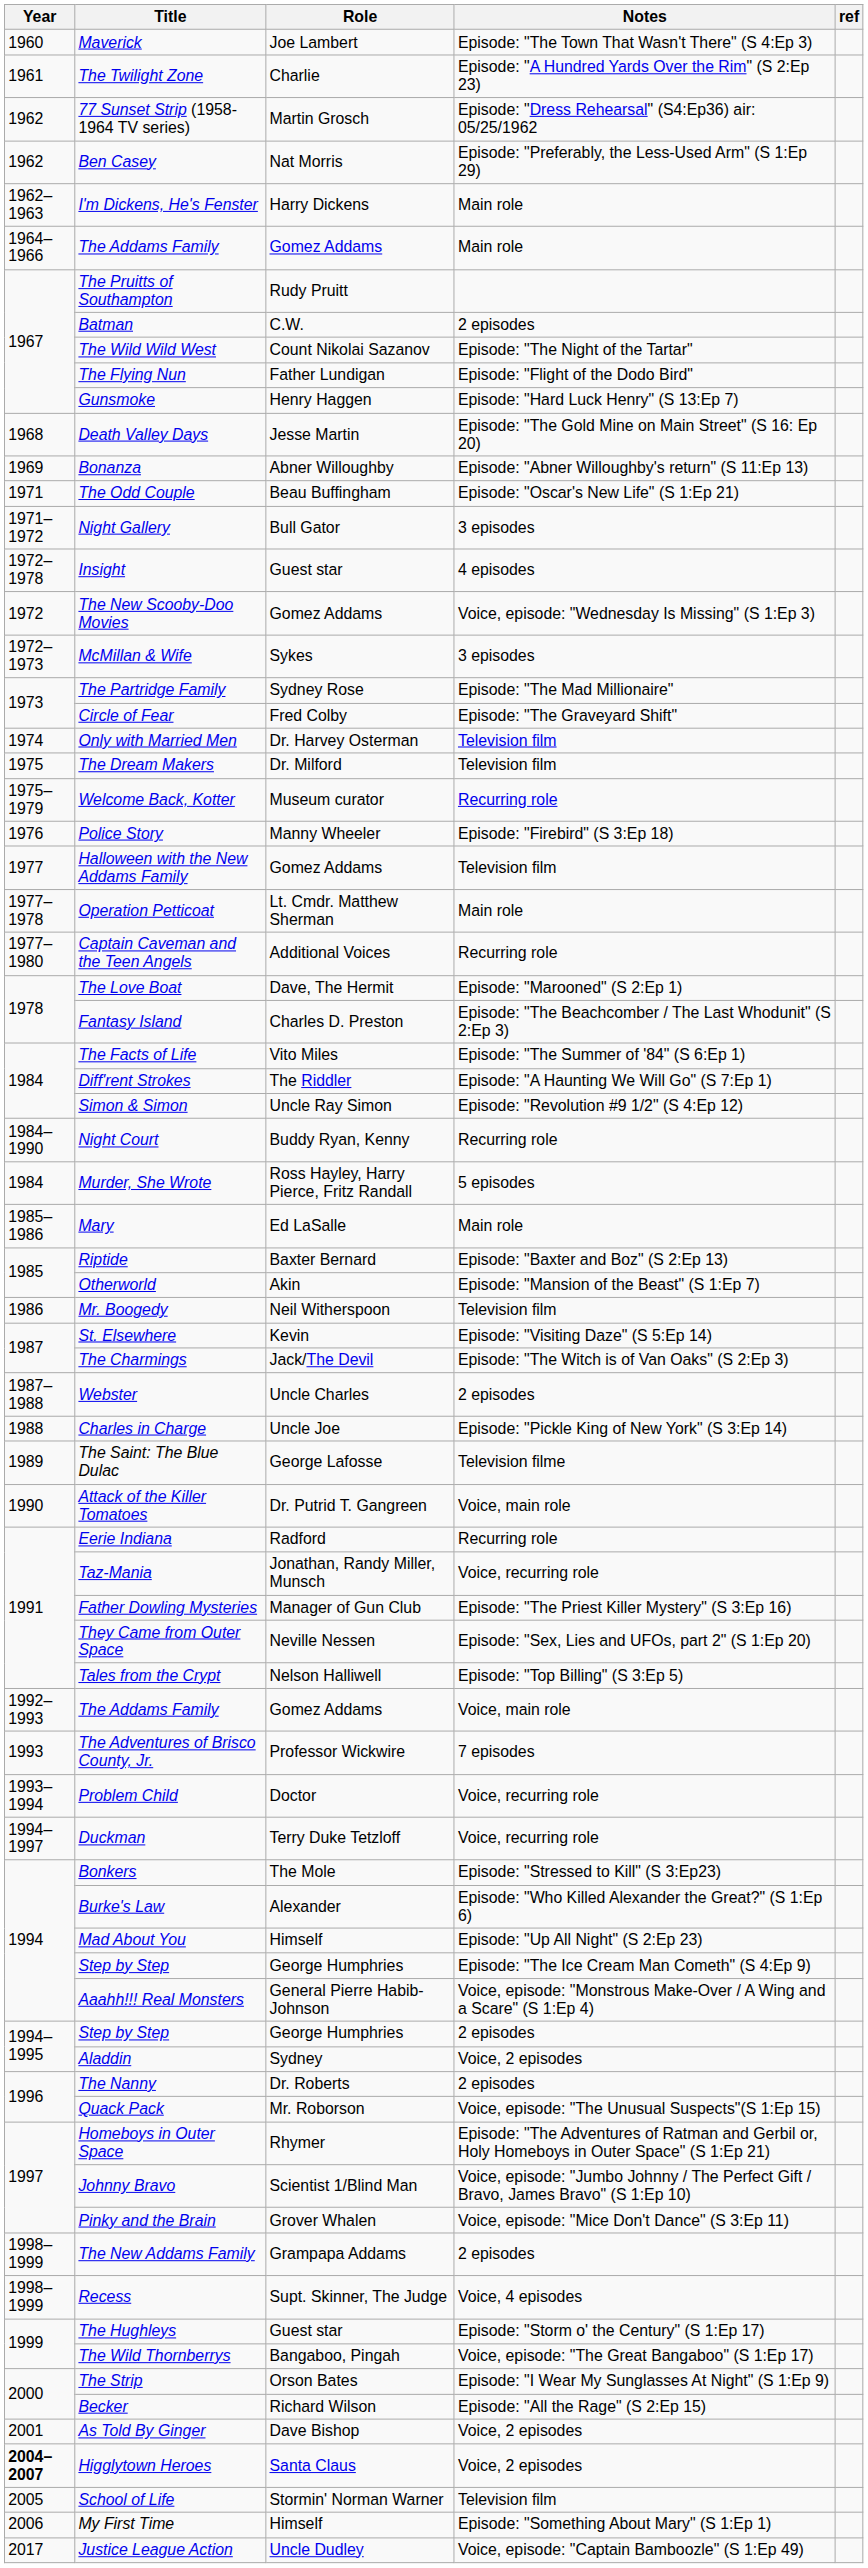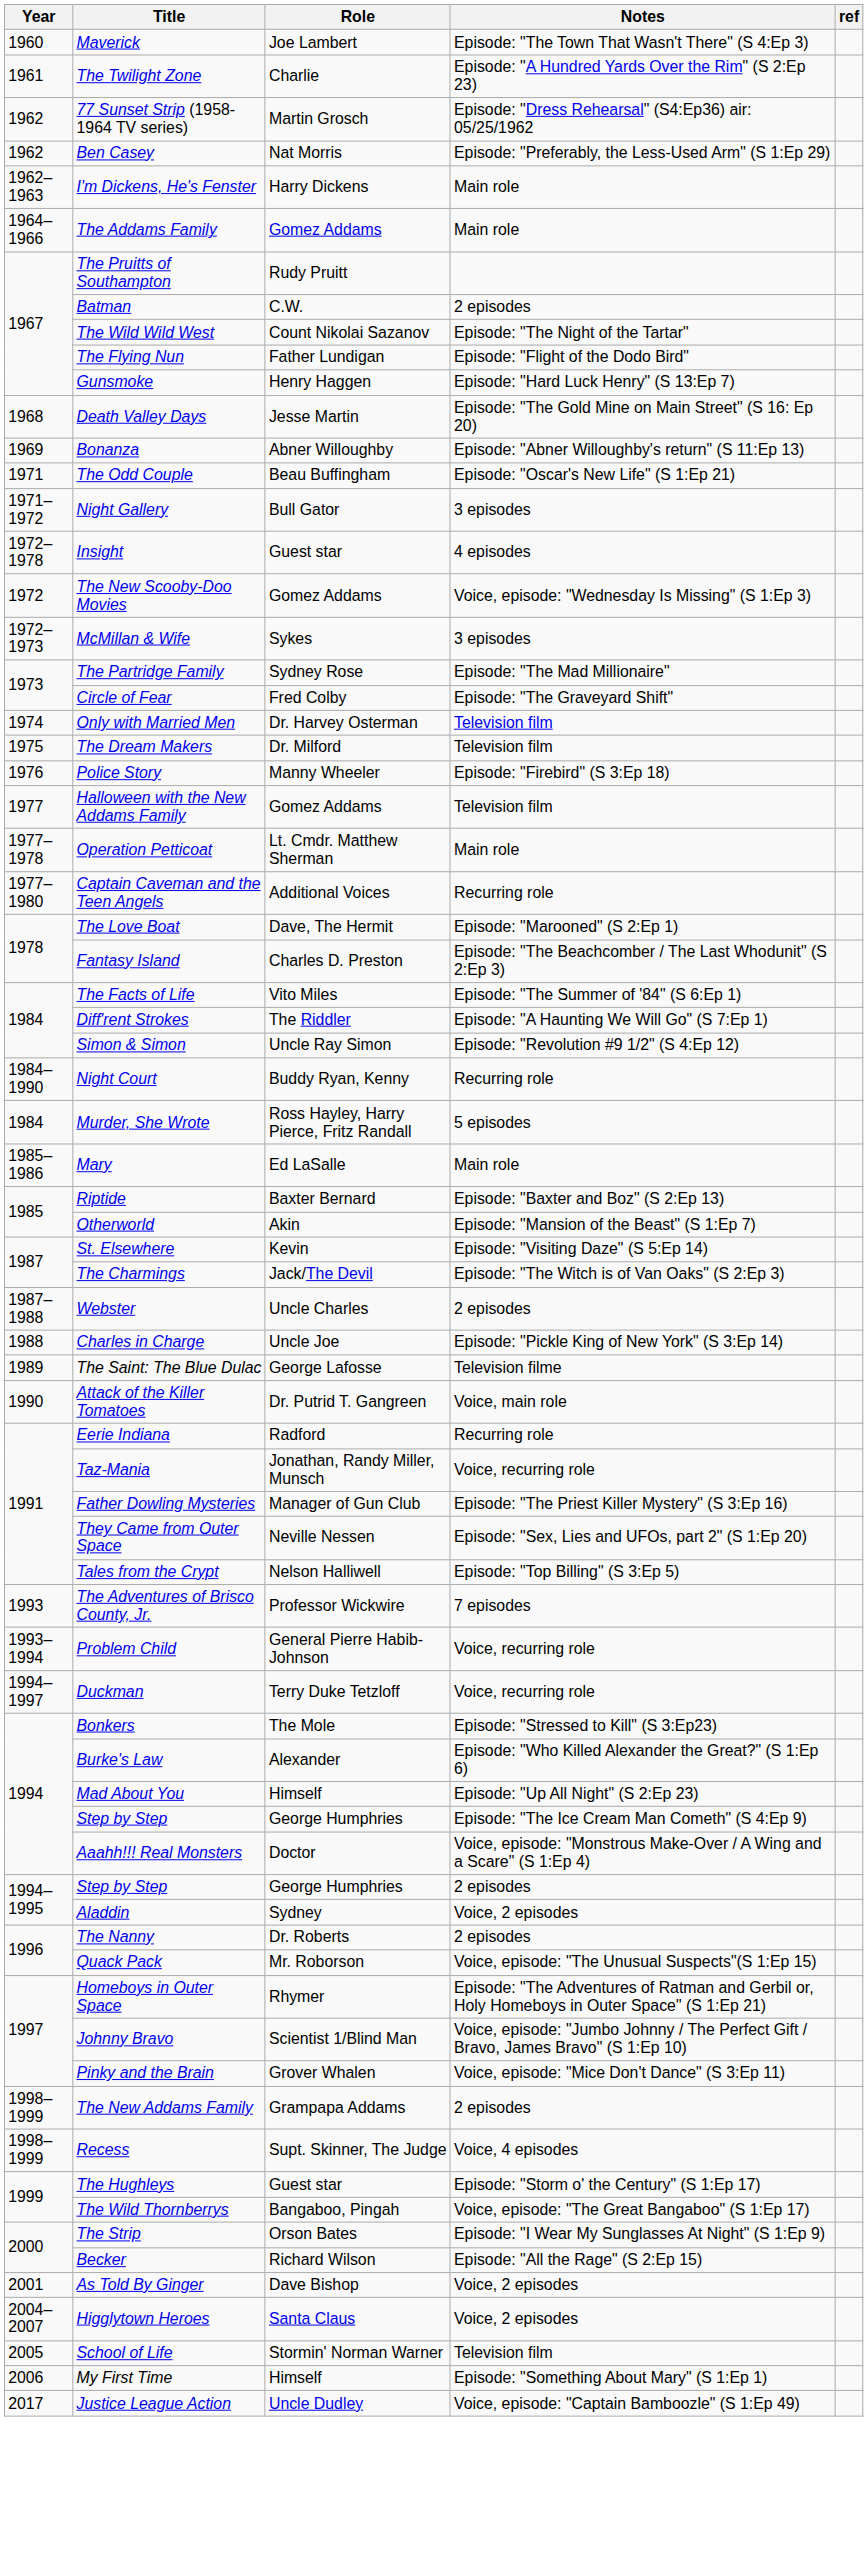- row: (157, 799)
- row: (123, 1310)
- row: (149, 1709)
(293, 1795) Doctor -> (346, 1648) General Pierre Habib-Johnson
(347, 1999) General Pierre Habib-Johnson -> (292, 1853) Doctor
(30, 2465) bold -> (30, 2319) normal
